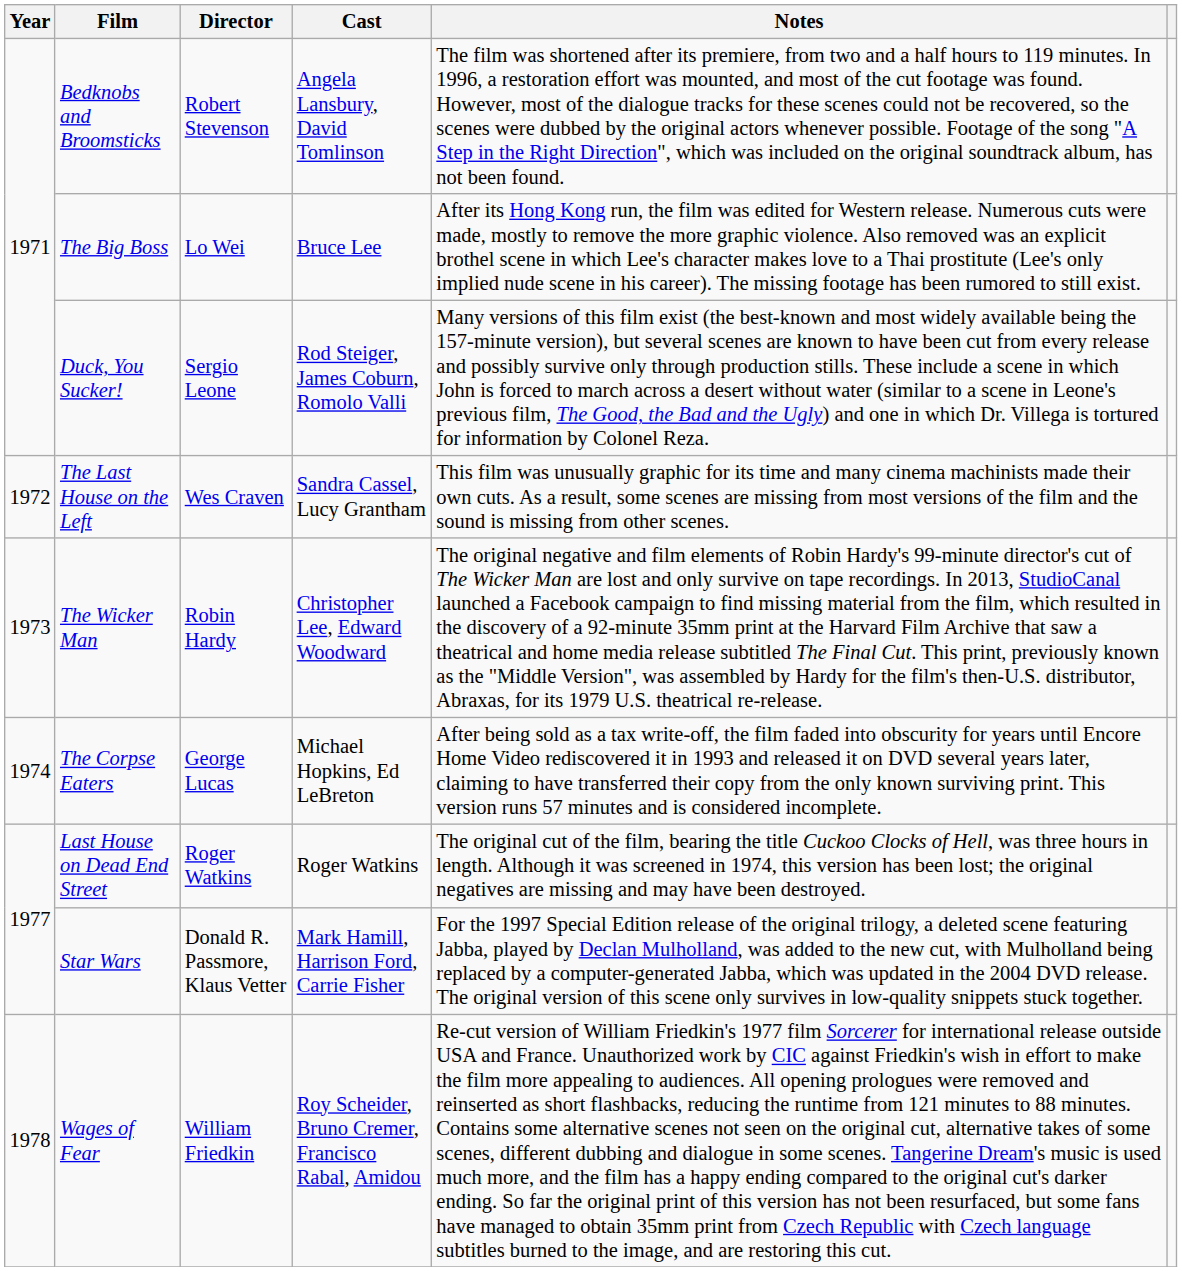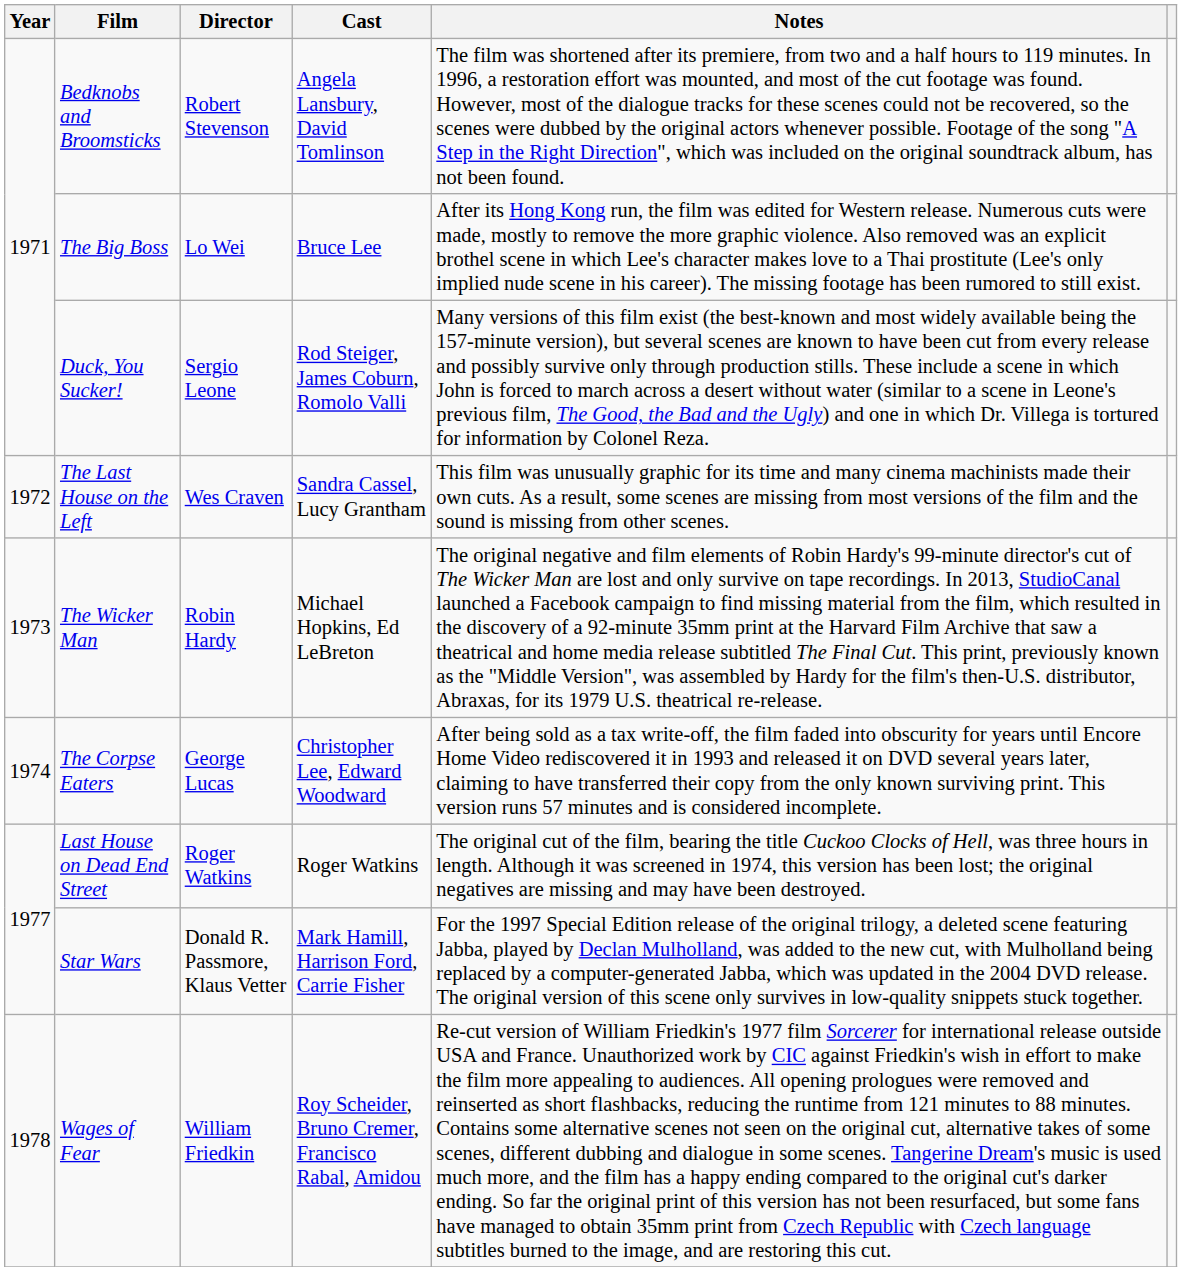(349, 628) Christopher Lee, Edward Woodward -> (348, 628) Michael Hopkins, Ed LeBreton
(348, 771) Michael Hopkins, Ed LeBreton -> (349, 771) Christopher Lee, Edward Woodward
